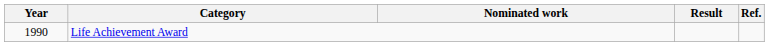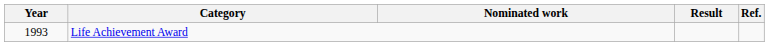(36, 32) 1990 -> (36, 32) 1993
